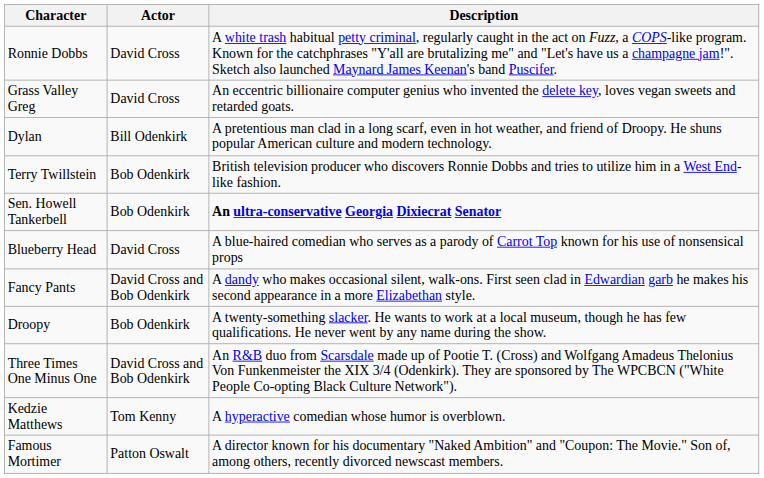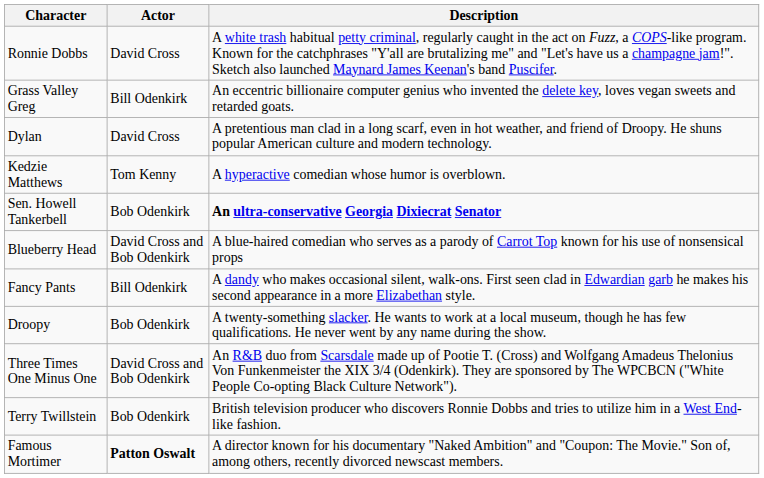(145, 98) David Cross -> (149, 98) Bill Odenkirk
(149, 136) Bill Odenkirk -> (145, 136) David Cross
rows swapped: (52, 174) <-> (35, 416)
(145, 249) David Cross -> (157, 249) David Cross and Bob Odenkirk
(157, 287) David Cross and Bob Odenkirk -> (149, 287) Bill Odenkirk
(150, 454) normal -> (153, 454) bold
